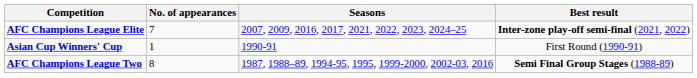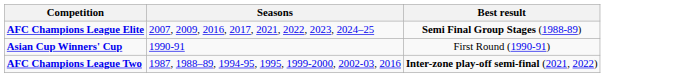- column: (193, 13)
(594, 30) Inter-zone play-off semi-final (2021, 2022) -> (502, 30) Semi Final Group Stages (1988-89)
(594, 64) Semi Final Group Stages (1988-89) -> (502, 64) Inter-zone play-off semi-final (2021, 2022)
